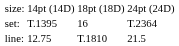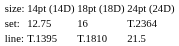(42, 23) T.1395 -> (39, 23) 12.75
(39, 38) 12.75 -> (42, 38) T.1395
